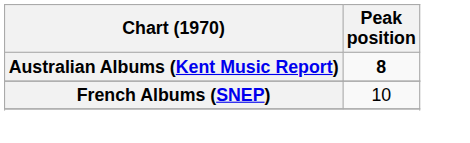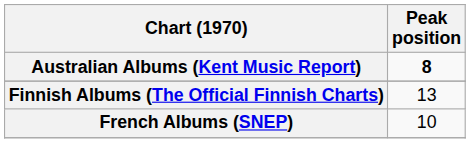+ row: (196, 94)
